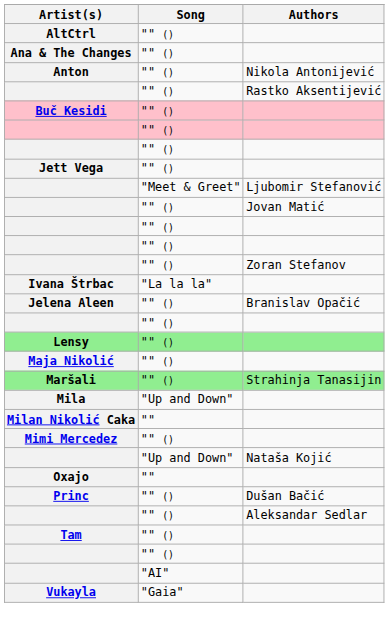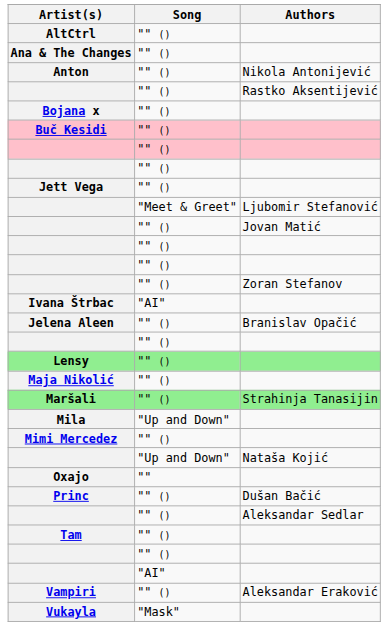+ row: (71, 110)
(176, 284) "La la la" -> (151, 303) "AI"
- row: (71, 419)
+ row: (71, 593)
(162, 593) "Gaia" -> (159, 612) "Mask"
